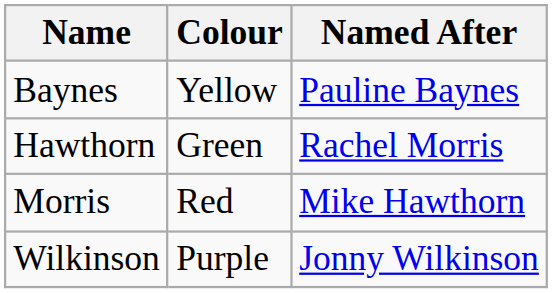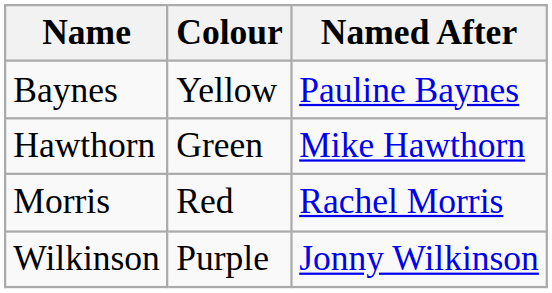(401, 145) Rachel Morris -> (412, 145) Mike Hawthorn
(412, 201) Mike Hawthorn -> (401, 201) Rachel Morris
